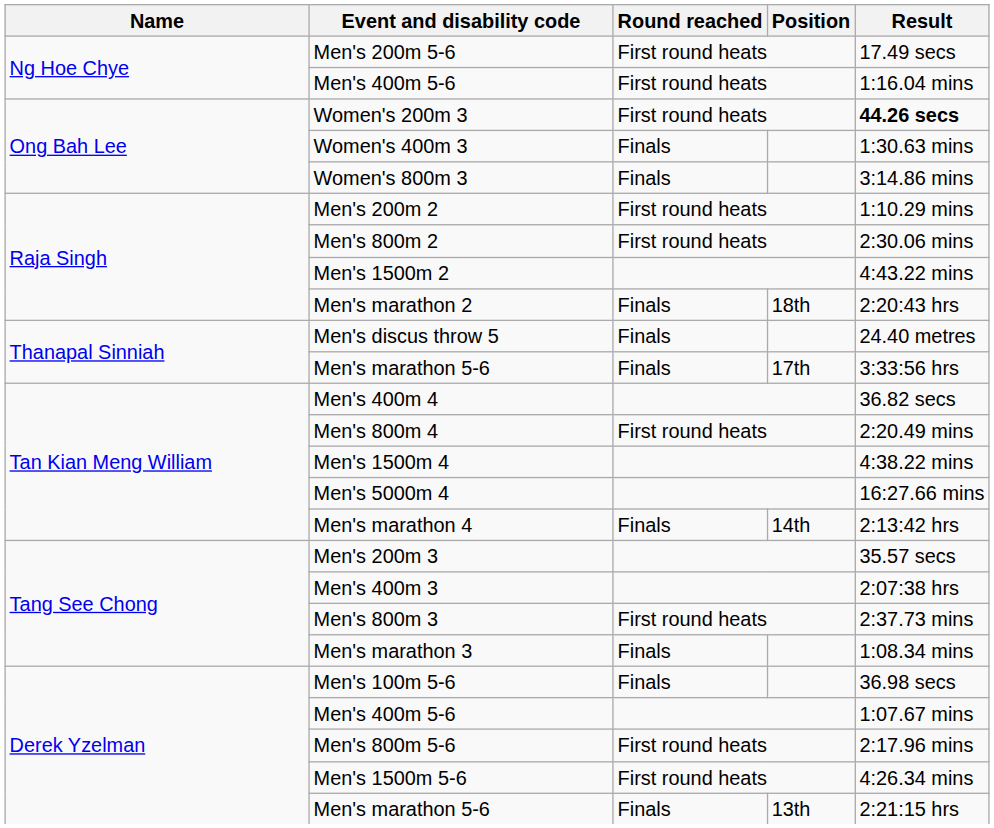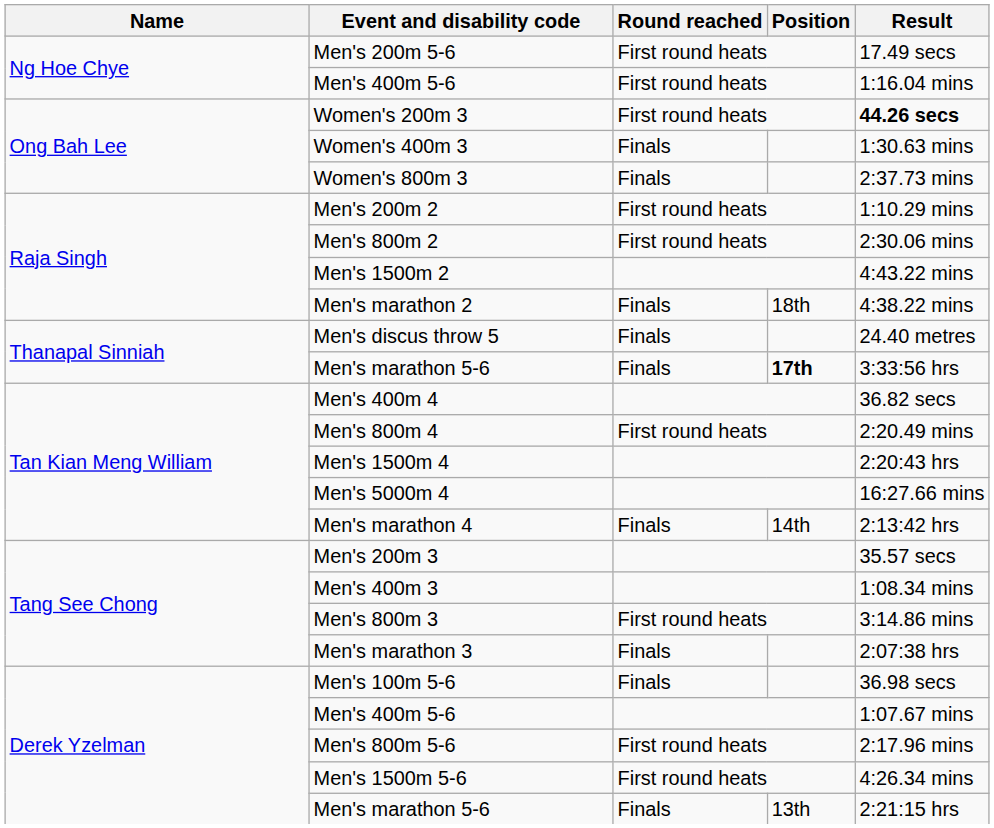(916, 178) 3:14.86 mins -> (916, 178) 2:37.73 mins
(909, 304) 2:20:43 hrs -> (916, 304) 4:38.22 mins
(791, 367) normal -> (792, 367) bold
(916, 462) 4:38.22 mins -> (909, 462) 2:20:43 hrs
(909, 588) 2:07:38 hrs -> (916, 588) 1:08.34 mins
(916, 620) 2:37.73 mins -> (916, 620) 3:14.86 mins
(916, 651) 1:08.34 mins -> (909, 651) 2:07:38 hrs
